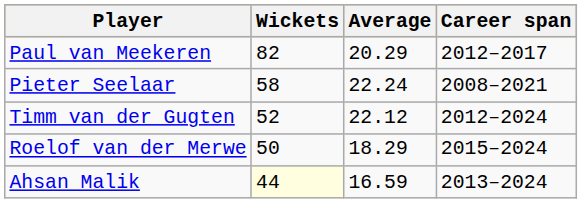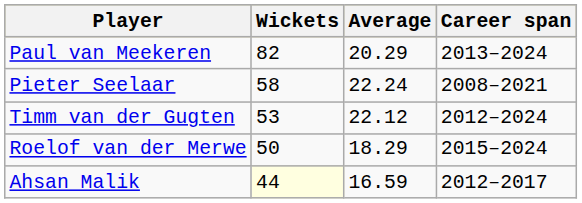(494, 53) 2012–2017 -> (494, 53) 2013–2024
(268, 117) 52 -> (268, 117) 53
(494, 182) 2013–2024 -> (494, 182) 2012–2017
